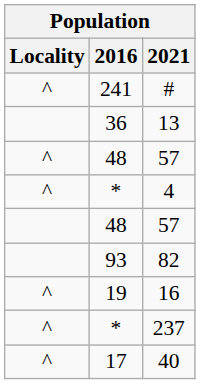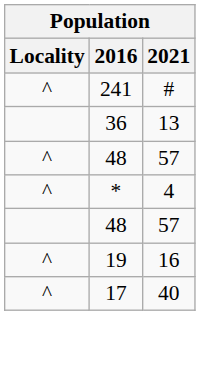- row: (47, 260)
- row: (47, 327)
